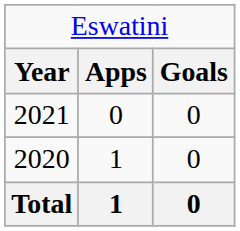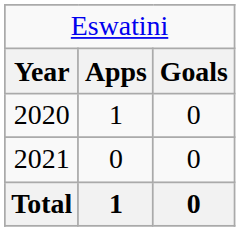rows swapped: (42, 159) <-> (42, 114)
